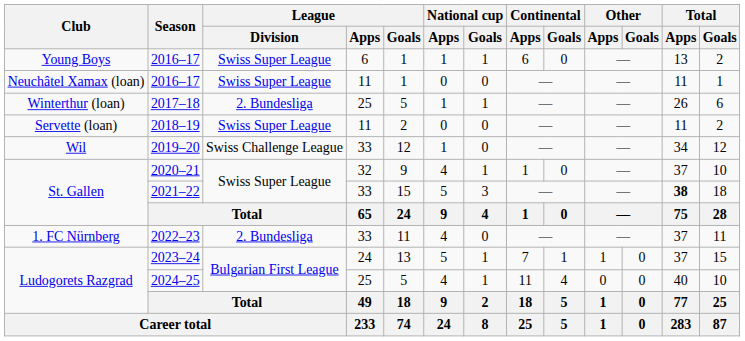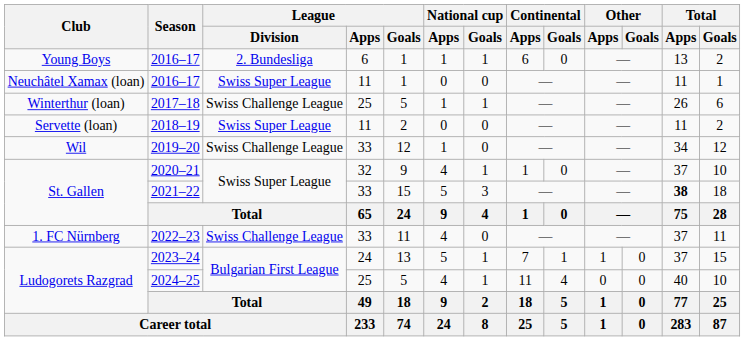(274, 59) Swiss Super League -> (274, 59) 2. Bundesliga
(274, 103) 2. Bundesliga -> (274, 103) Swiss Challenge League
(274, 236) 2. Bundesliga -> (274, 236) Swiss Challenge League
